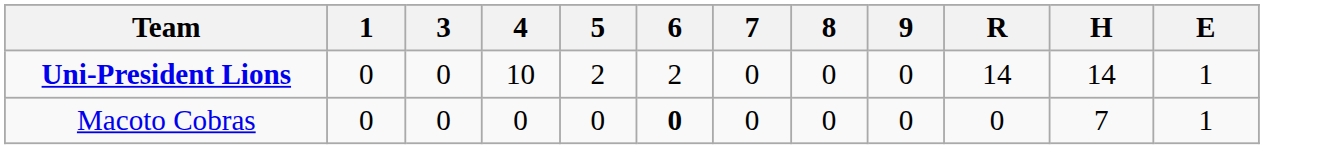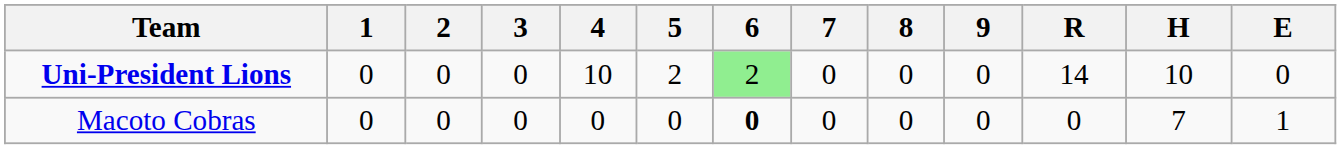+ column: (443, 27)
(675, 73) no background -> (752, 73) lightgreen background
(1101, 73) 14 -> (1178, 73) 10
(1206, 73) 1 -> (1283, 73) 0
